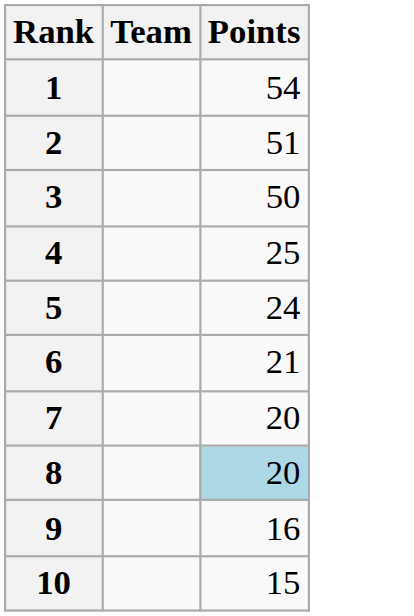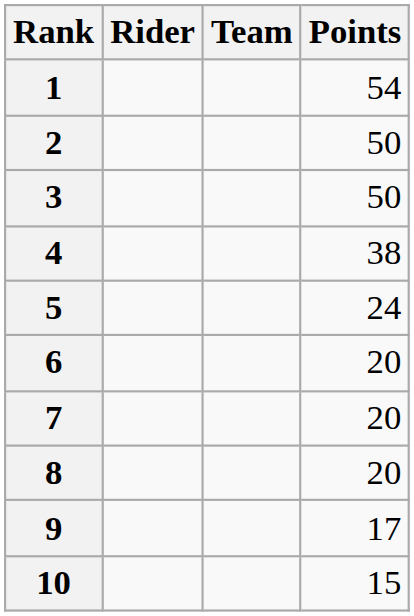+ column: (153, 32)
(283, 142) 51 -> (384, 142) 50
(283, 252) 25 -> (384, 252) 38
(283, 362) 21 -> (384, 362) 20
(283, 472) lightblue background -> (384, 472) no background
(283, 527) 16 -> (384, 527) 17
